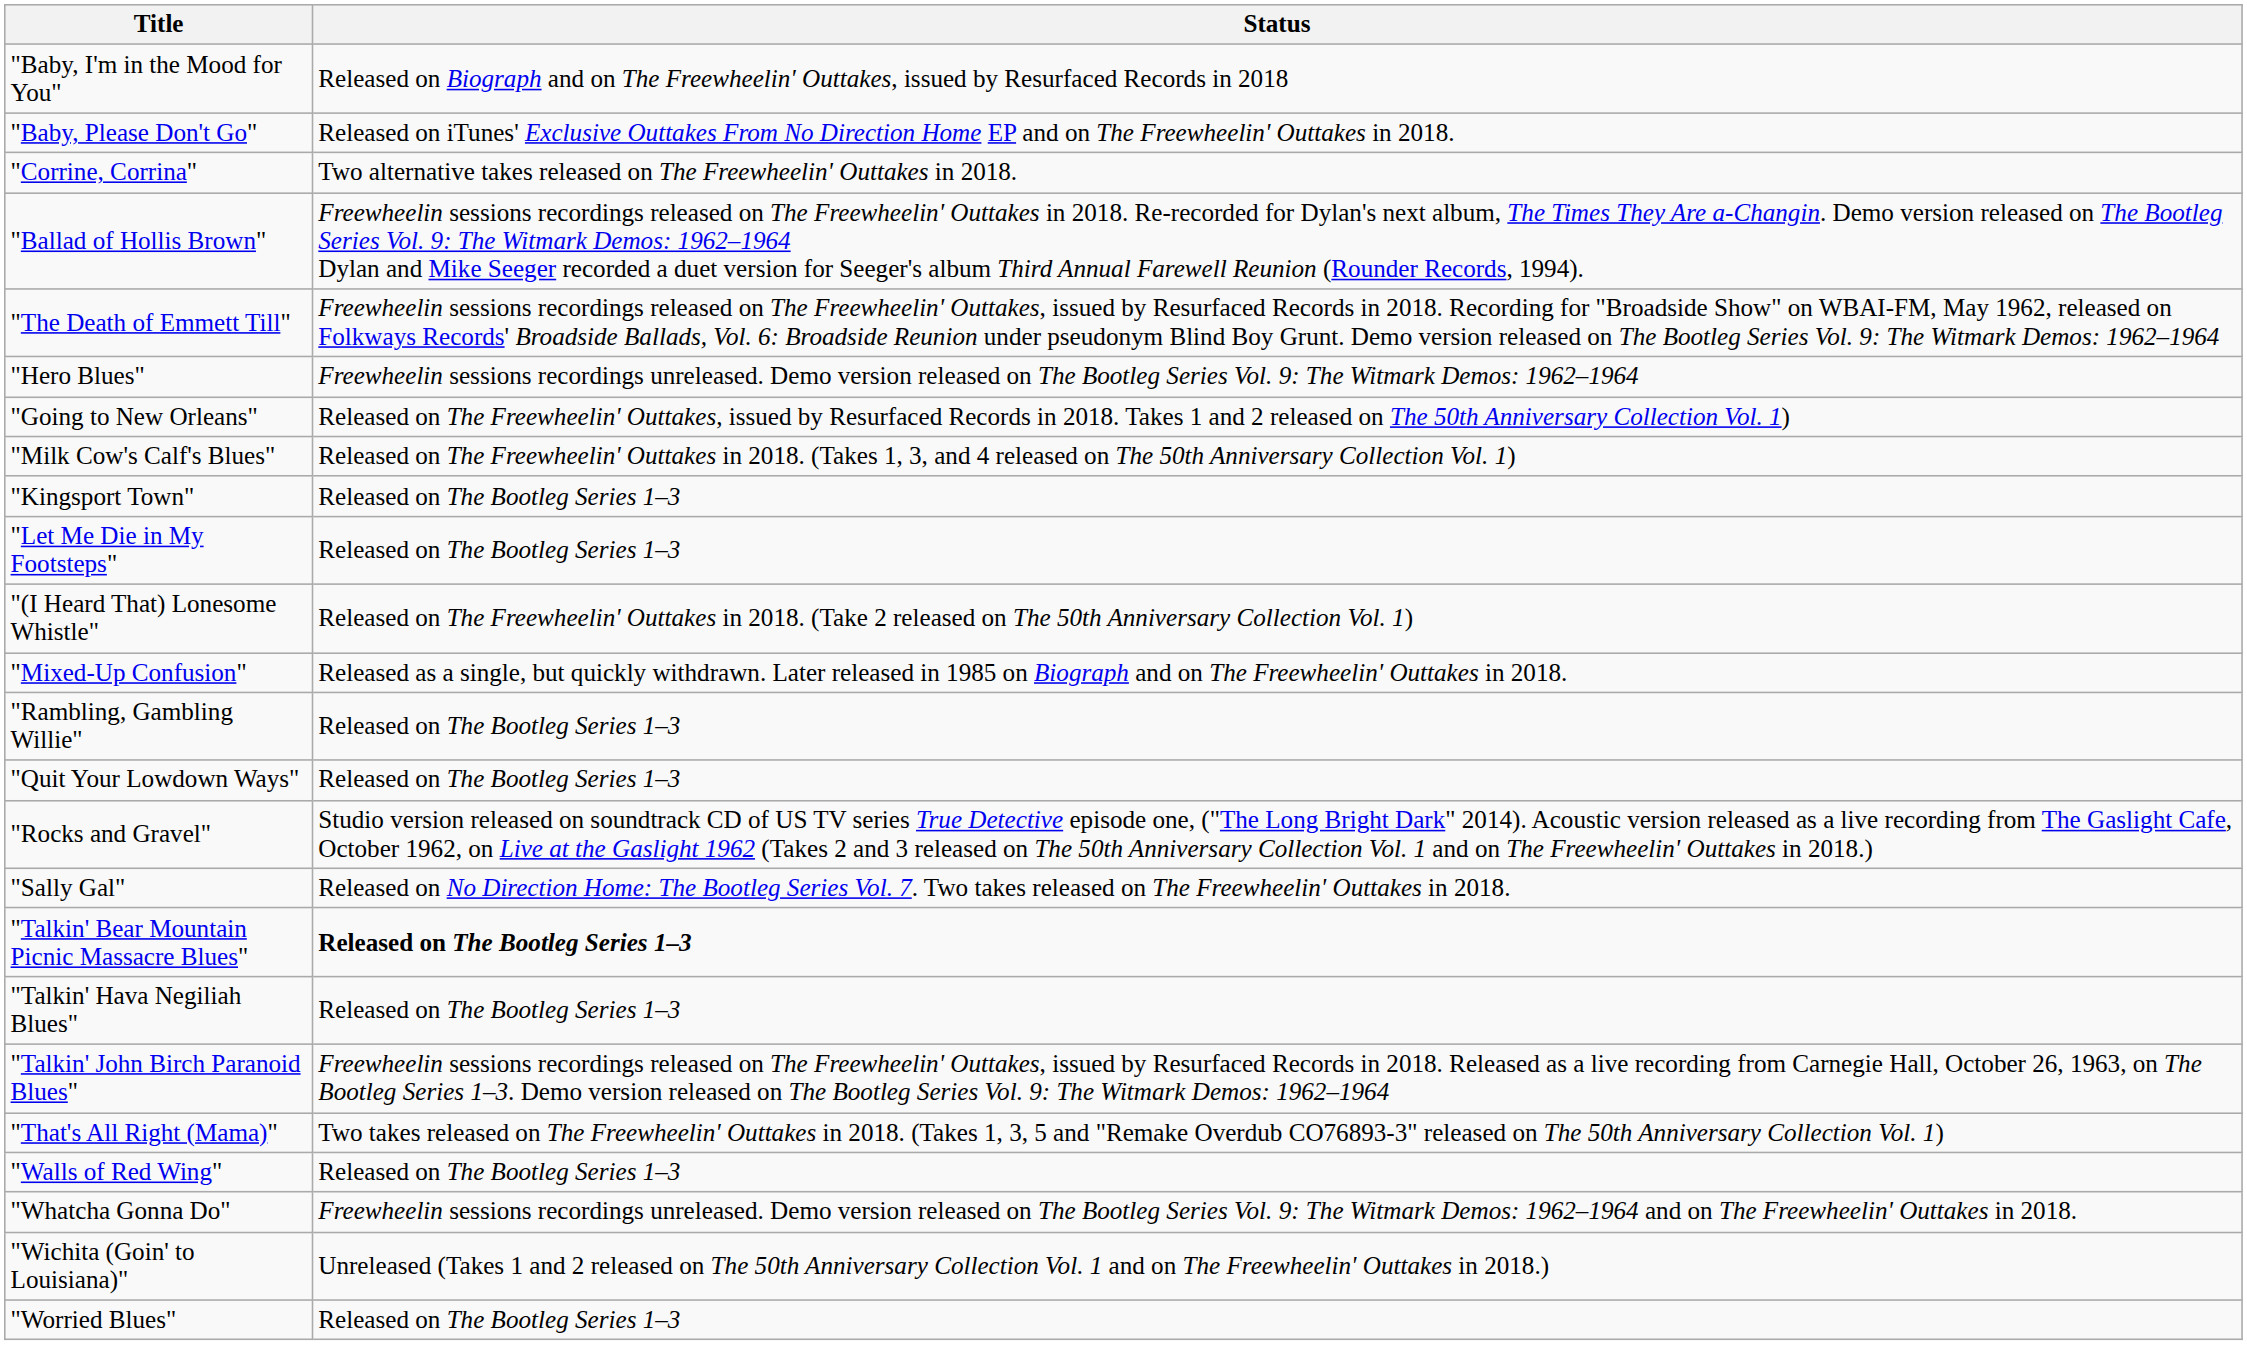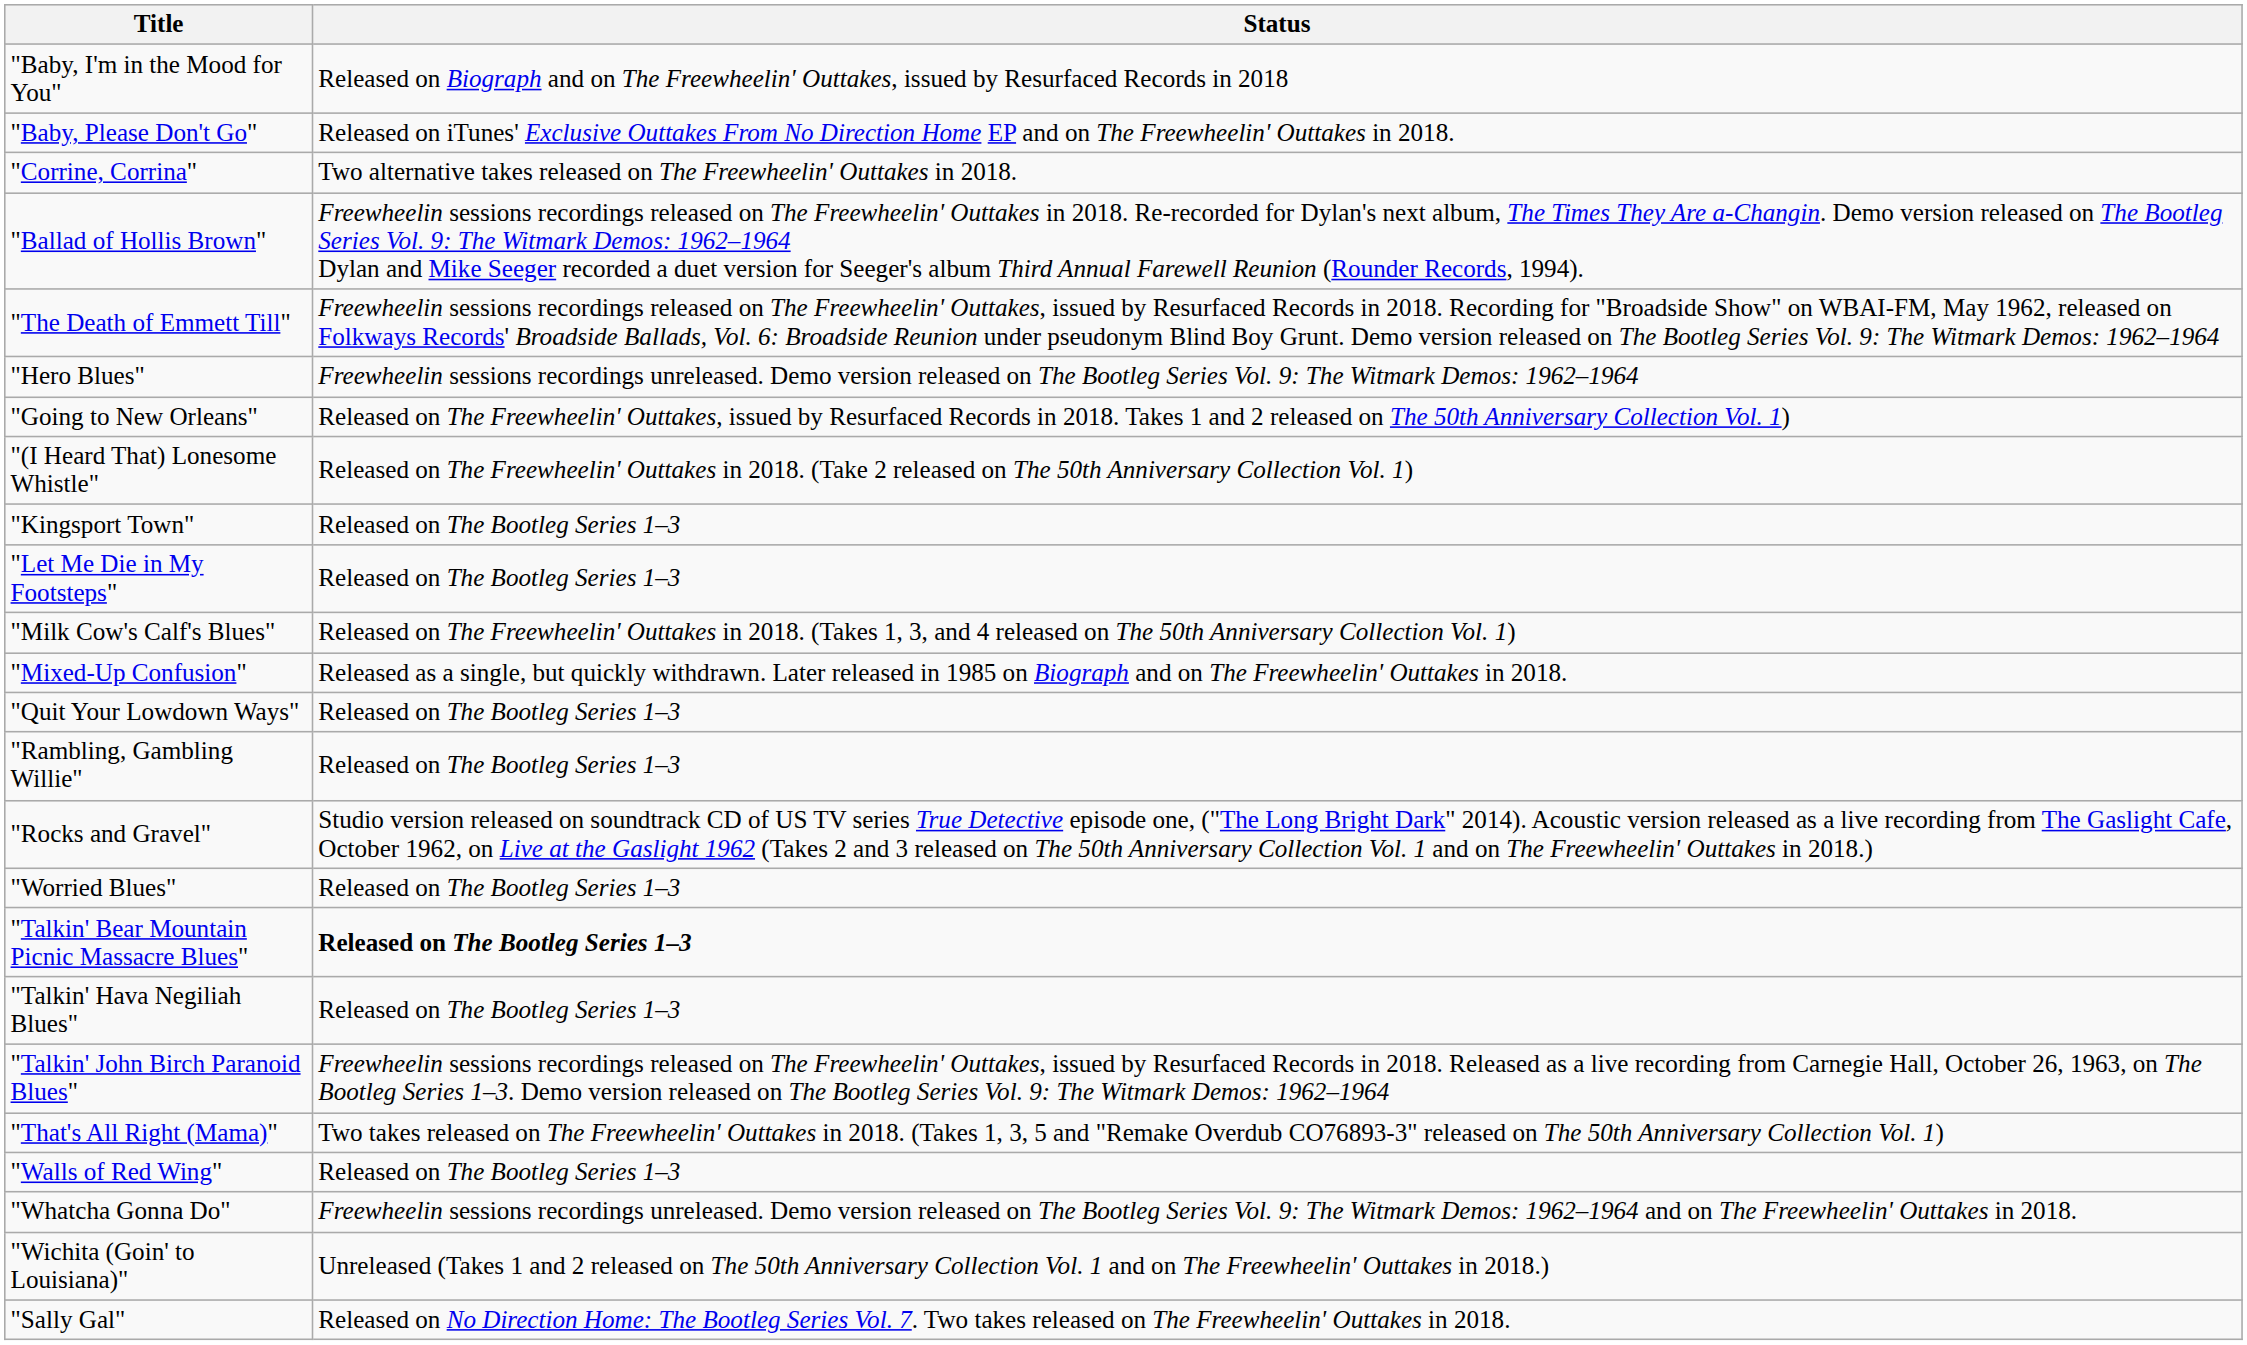rows swapped: (143, 618) <-> (143, 456)
rows swapped: (155, 779) <-> (122, 726)
rows swapped: (68, 887) <-> (93, 1319)
